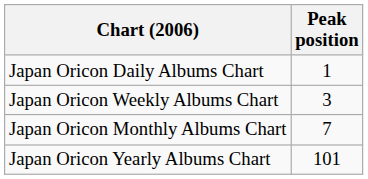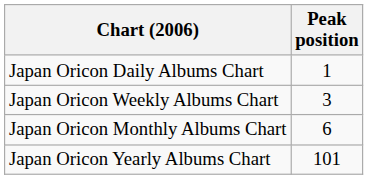(327, 129) 7 -> (327, 129) 6
